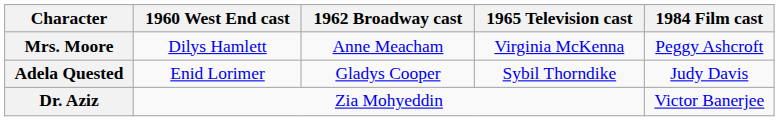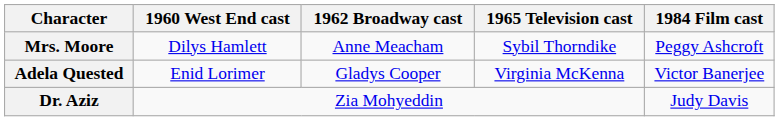(559, 45) Virginia McKenna -> (559, 45) Sybil Thorndike
(559, 73) Sybil Thorndike -> (559, 73) Virginia McKenna
(709, 73) Judy Davis -> (709, 73) Victor Banerjee
(709, 101) Victor Banerjee -> (709, 101) Judy Davis
